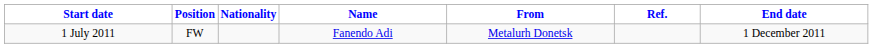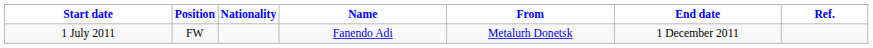columns swapped: (784, 14) <-> (657, 14)
